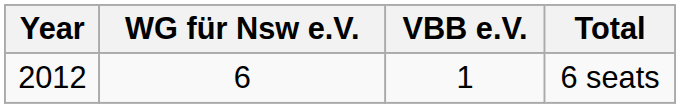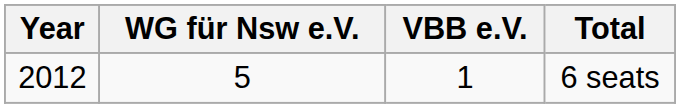(242, 77) 6 -> (242, 77) 5
